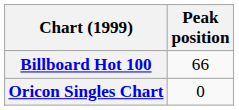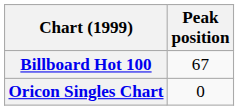(200, 64) 66 -> (200, 64) 67
